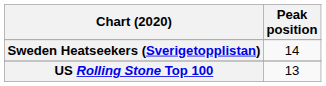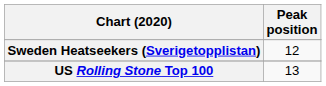(292, 50) 14 -> (292, 50) 12
